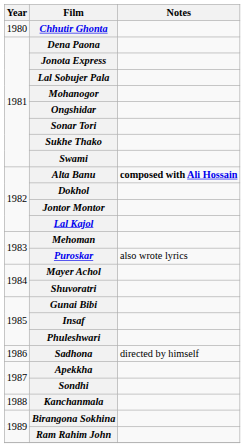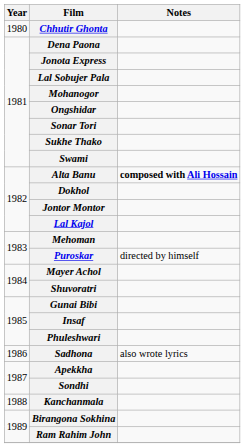(154, 256) also wrote lyrics -> (160, 256) directed by himself
(160, 353) directed by himself -> (154, 353) also wrote lyrics
